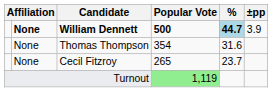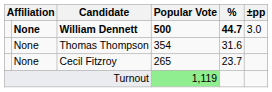(232, 29) lightblue background -> (232, 29) no background
(254, 29) 3.9 -> (254, 29) 3.0
